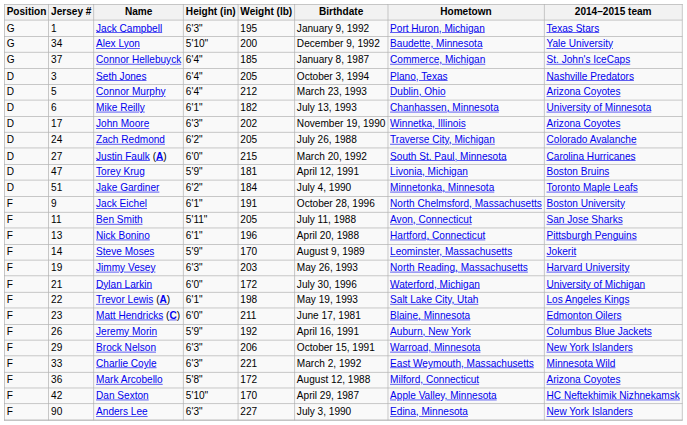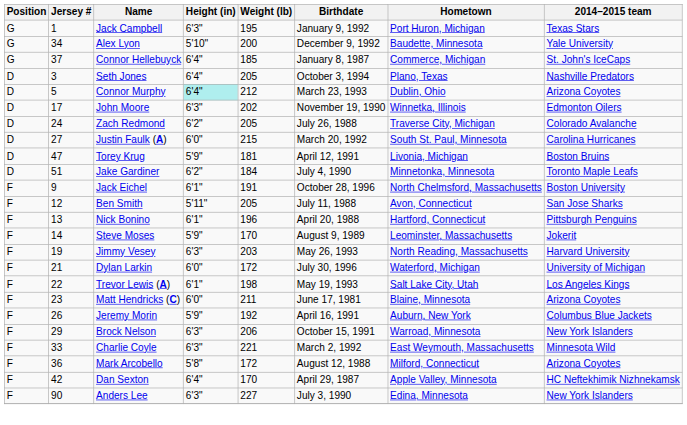(194, 92) no background -> (194, 92) paleturquoise background
- row: (120, 108)
(583, 124) Arizona Coyotes -> (584, 108) Edmonton Oilers
(56, 220) 11 -> (57, 204) 12
(584, 316) Edmonton Oilers -> (583, 300) Arizona Coyotes
(197, 396) 5'10" -> (194, 380) 6'4"
